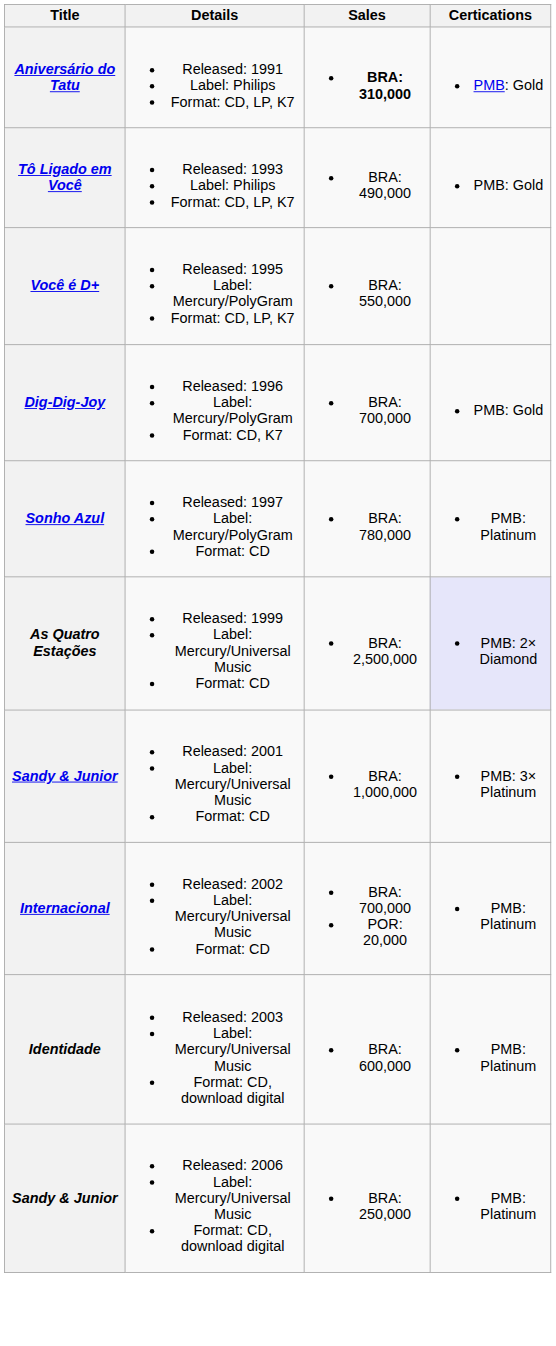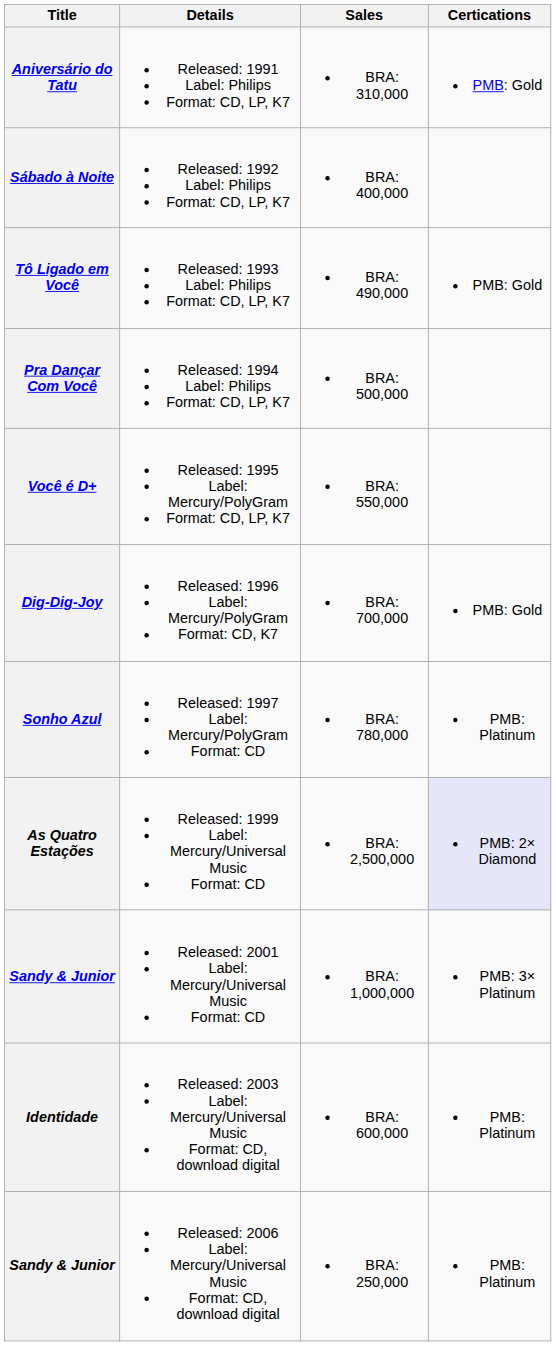(367, 86) bold -> (364, 86) normal
+ row: (62, 177)
+ row: (62, 378)
- row: (65, 908)
